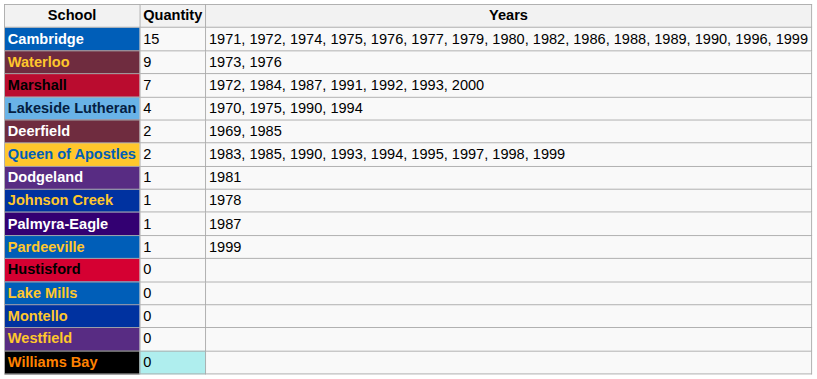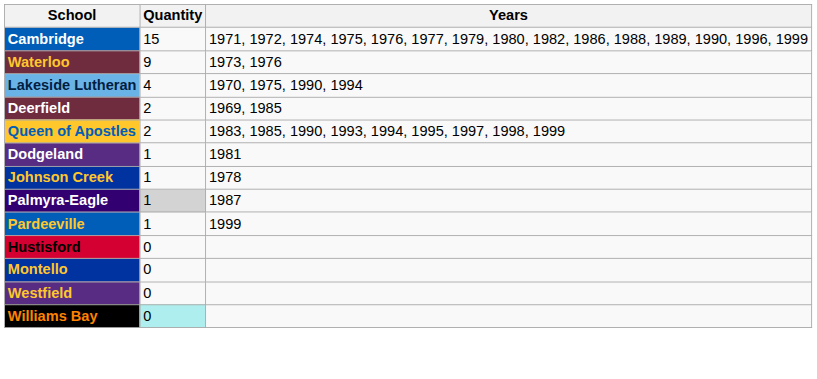- row: (37, 85)
(147, 223) no background -> (147, 200) lightgrey background
- row: (43, 293)
